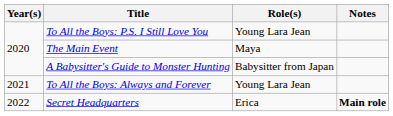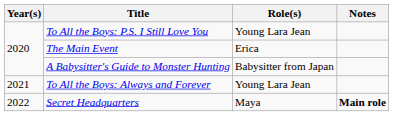(248, 48) Maya -> (247, 48) Erica
(247, 102) Erica -> (248, 102) Maya
